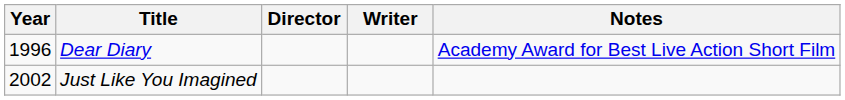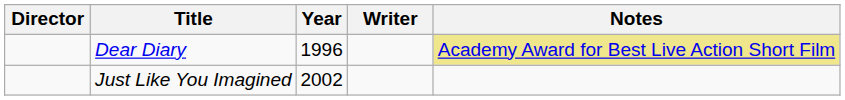columns swapped: (30, 19) <-> (304, 19)
(636, 49) no background -> (636, 49) khaki background
